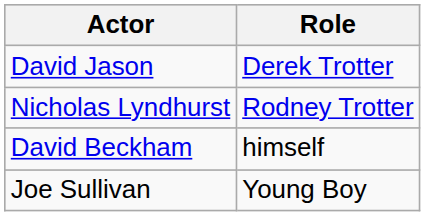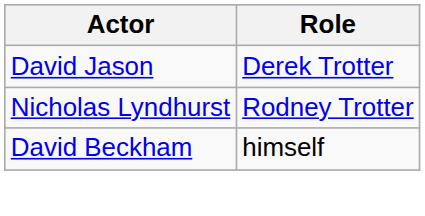- row: (81, 189)
